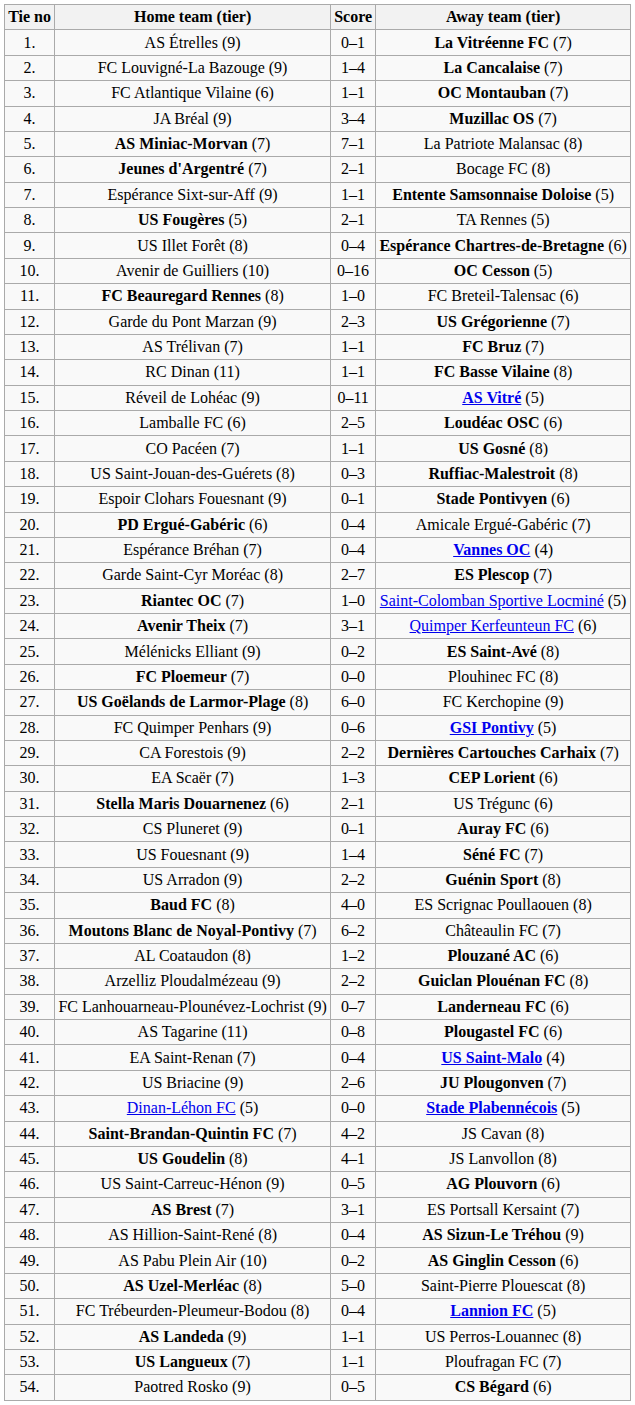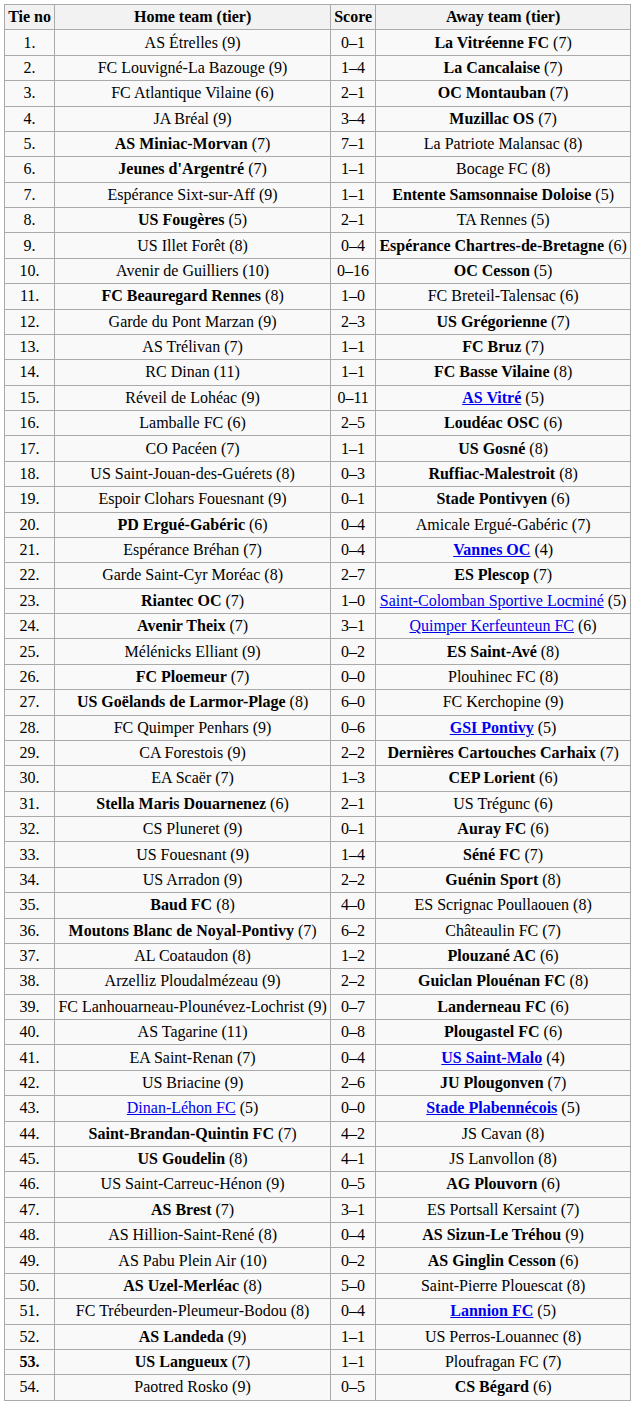(353, 93) 1–1 -> (353, 93) 2–1
(353, 169) 2–1 -> (353, 169) 1–1
(30, 1362) normal -> (30, 1362) bold
